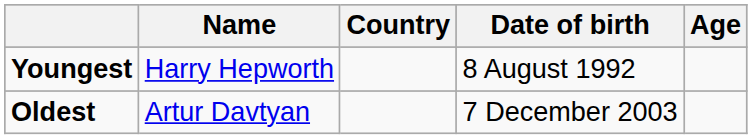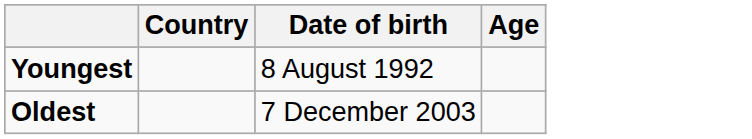- column: (239, 25)
